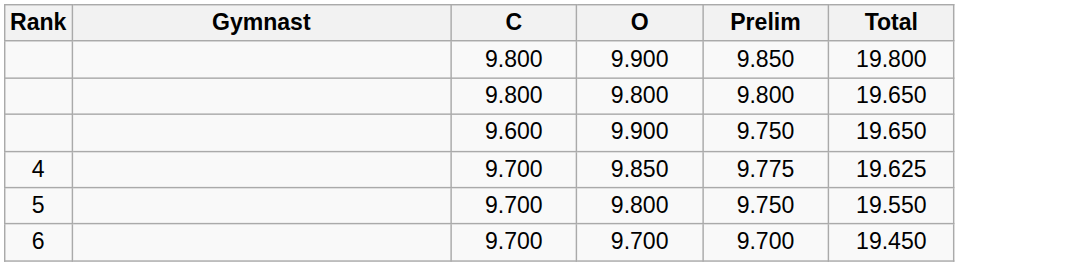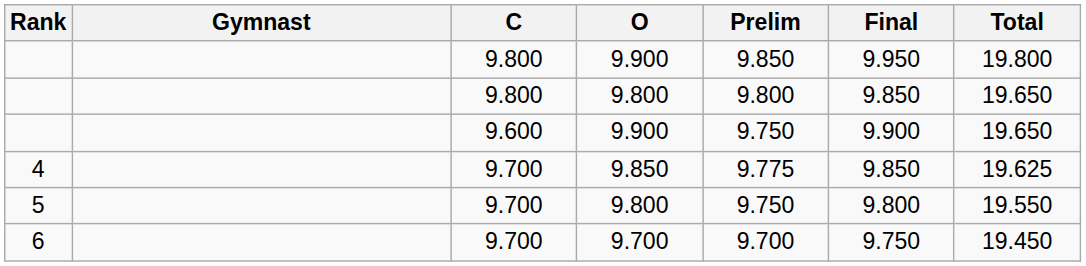+ column: (891, 22)
